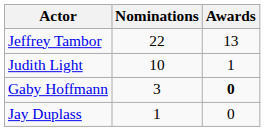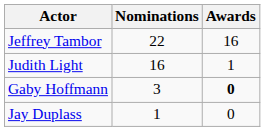(231, 41) 13 -> (231, 41) 16
(157, 65) 10 -> (157, 65) 16
